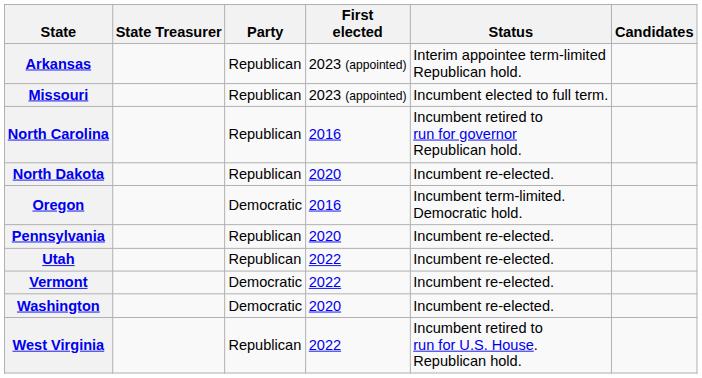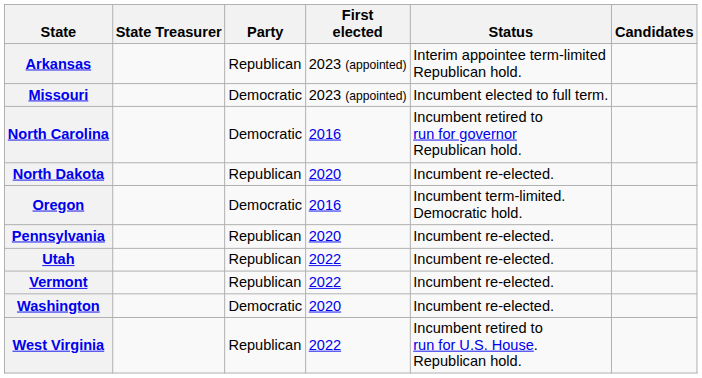(265, 94) Republican -> (265, 94) Democratic
(265, 134) Republican -> (265, 134) Democratic
(265, 282) Democratic -> (265, 282) Republican
